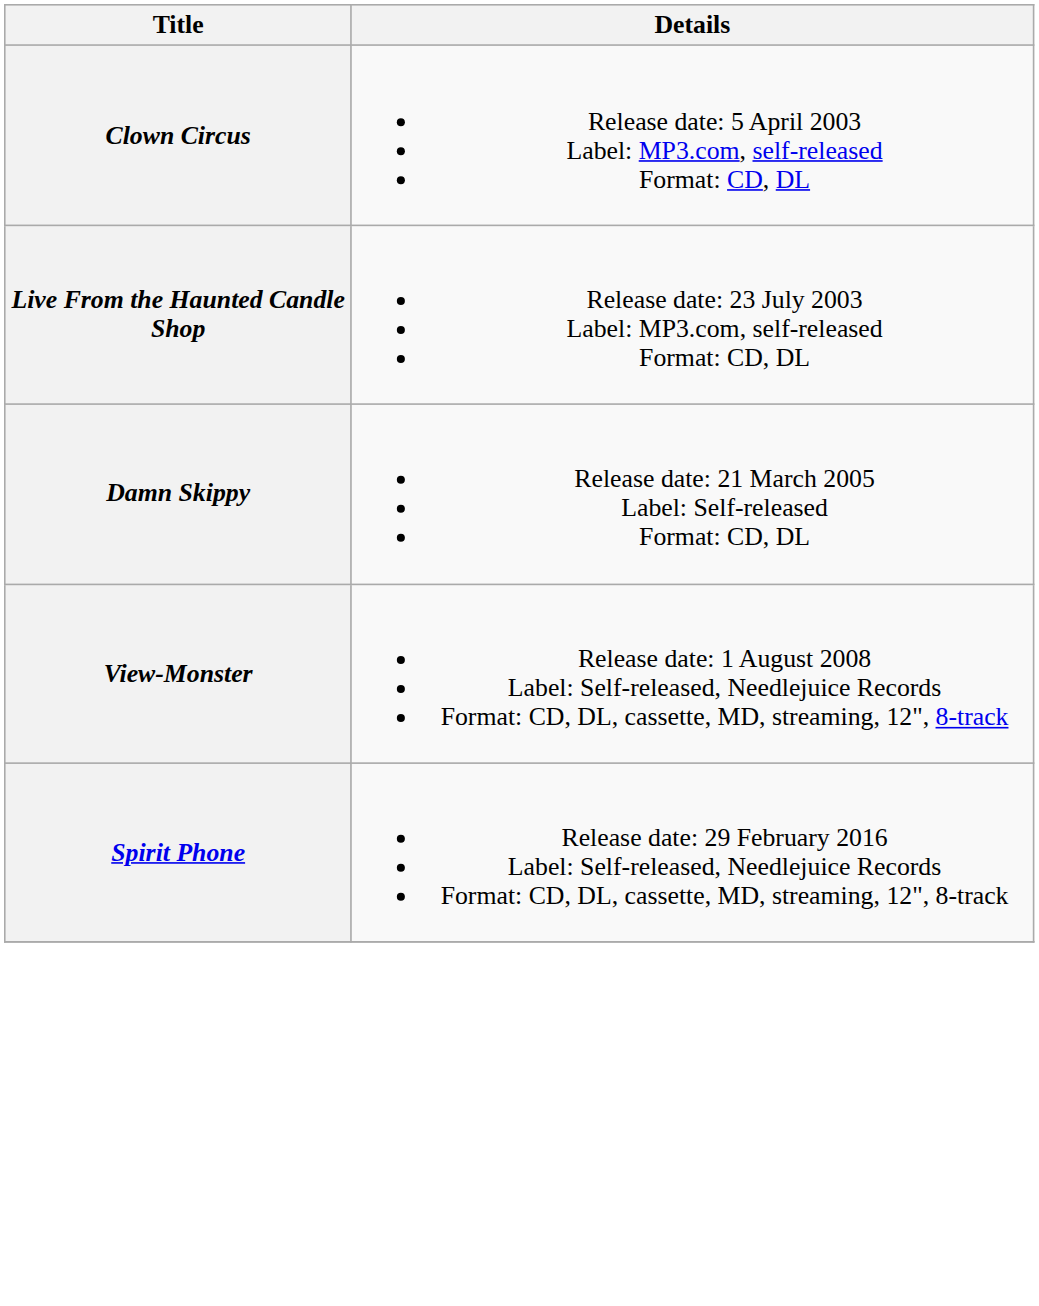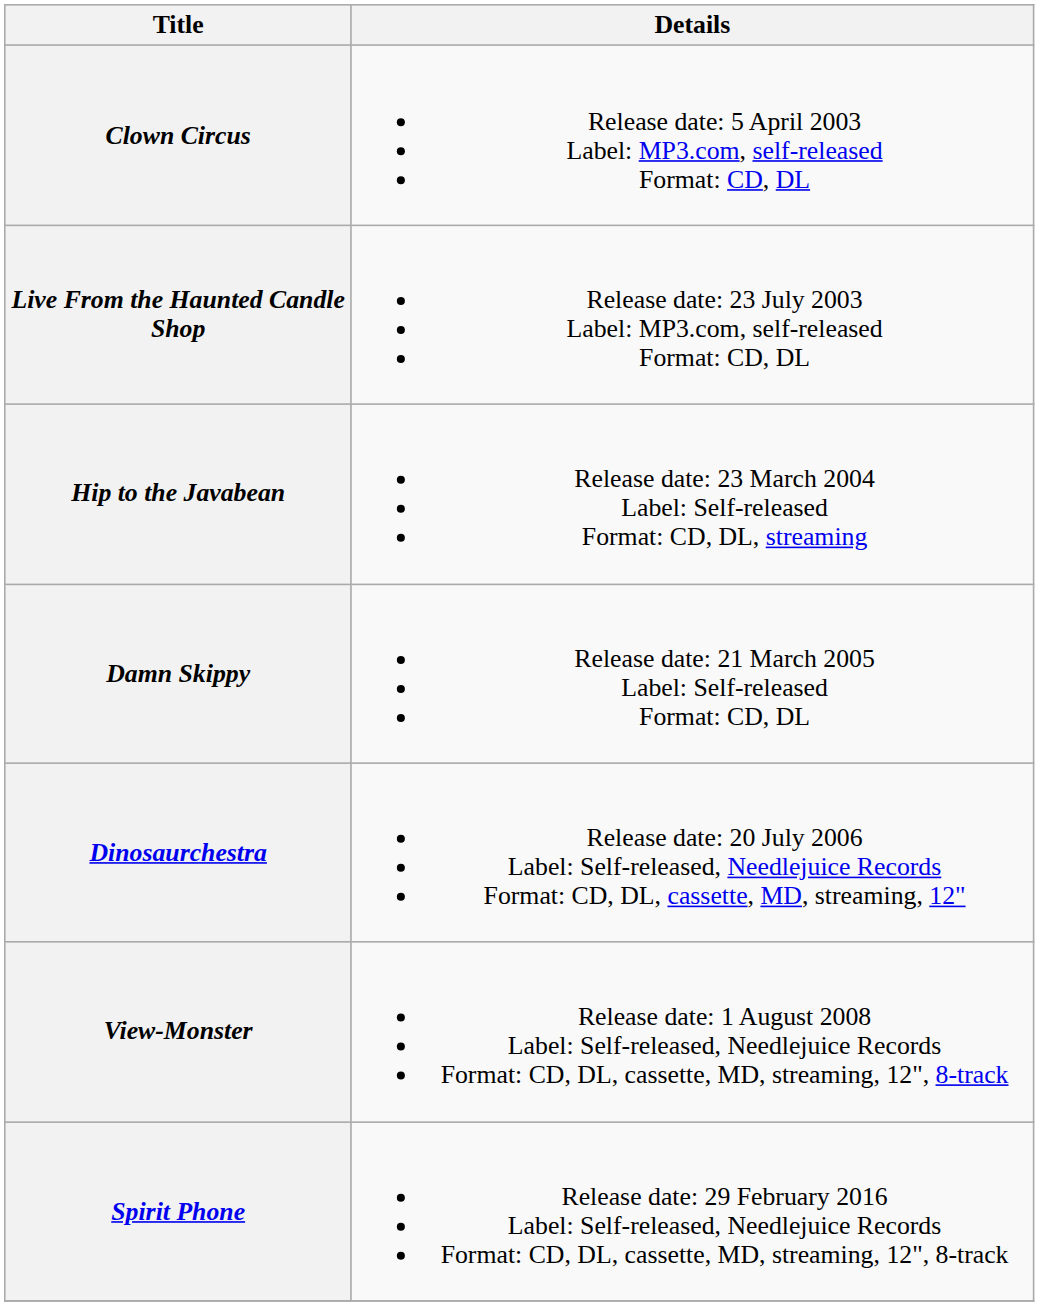+ row: (178, 493)
+ row: (178, 852)
